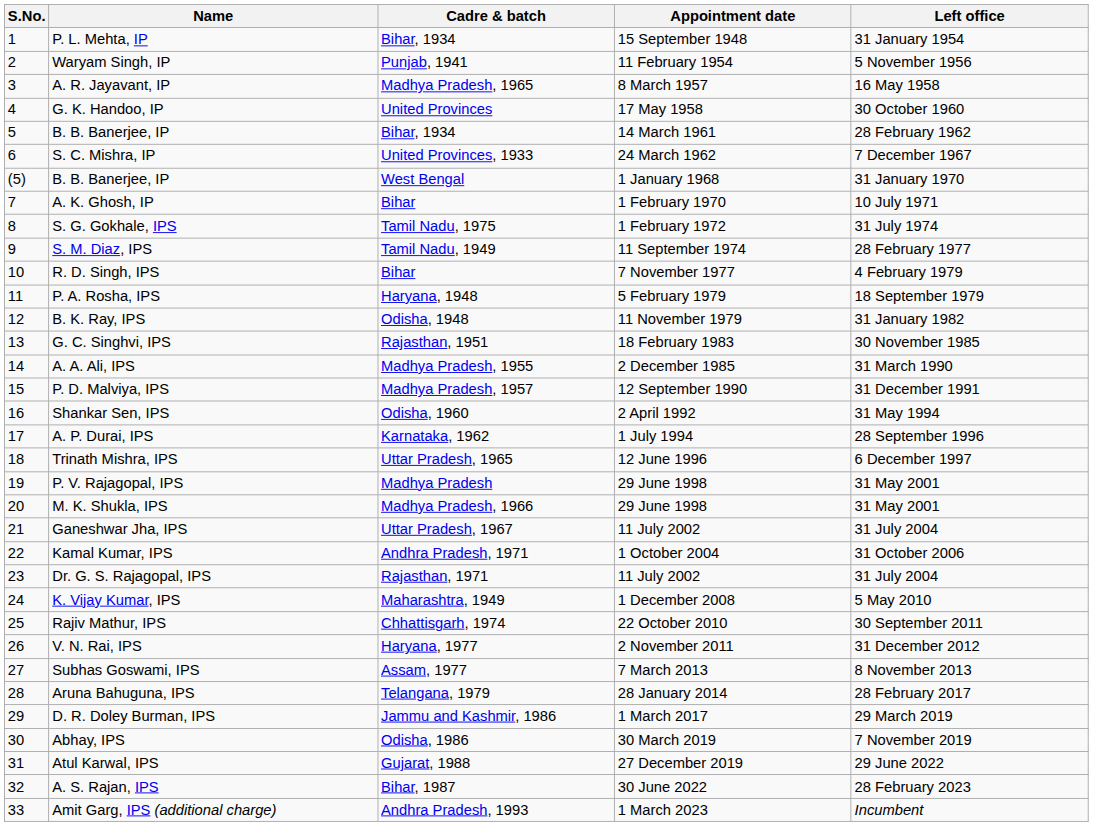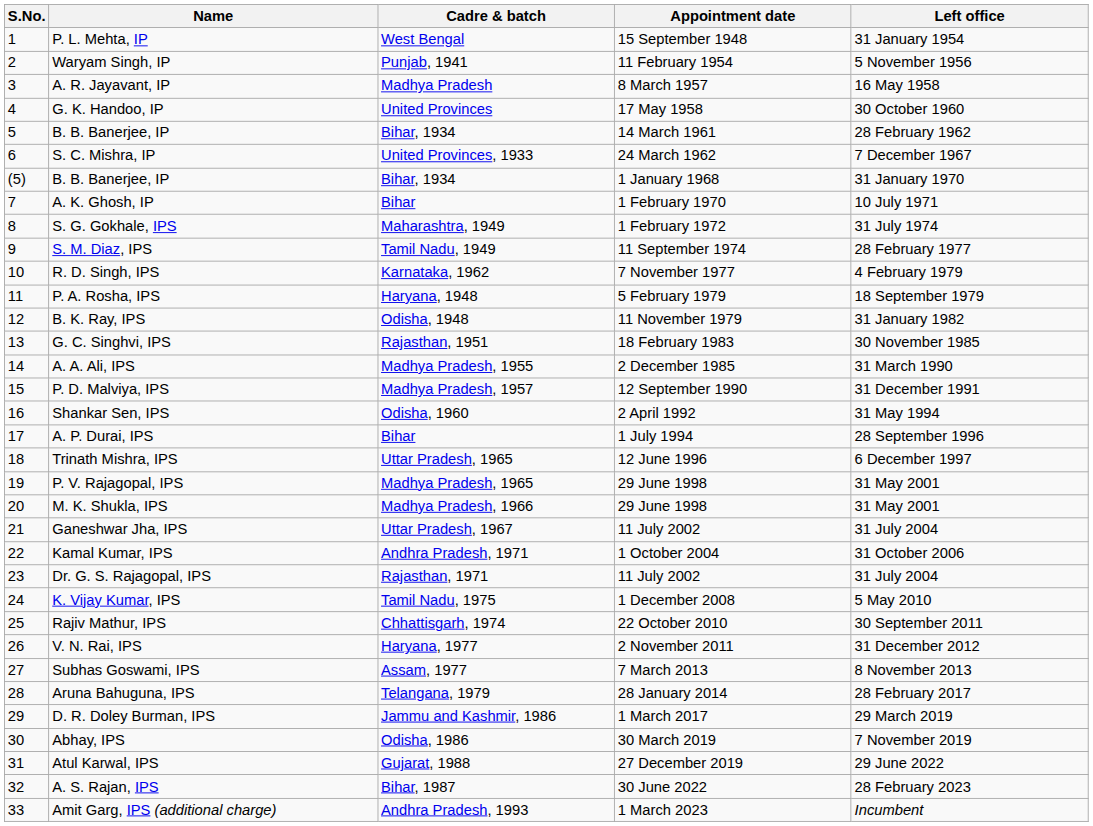(418, 39) Bihar, 1934 -> (423, 39) West Bengal
(457, 86) Madhya Pradesh, 1965 -> (437, 86) Madhya Pradesh
(423, 179) West Bengal -> (418, 179) Bihar, 1934
(438, 226) Tamil Nadu, 1975 -> (443, 226) Maharashtra, 1949
(398, 272) Bihar -> (435, 272) Karnataka, 1962
(435, 436) Karnataka, 1962 -> (398, 436) Bihar
(437, 483) Madhya Pradesh -> (457, 483) Madhya Pradesh, 1965
(443, 599) Maharashtra, 1949 -> (438, 599) Tamil Nadu, 1975
